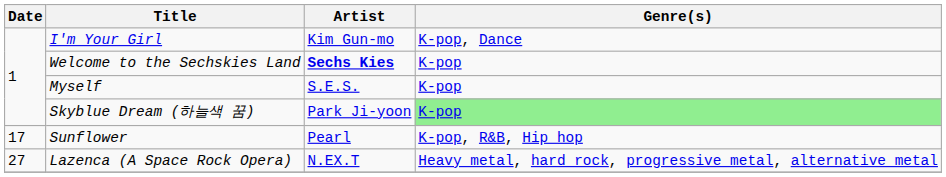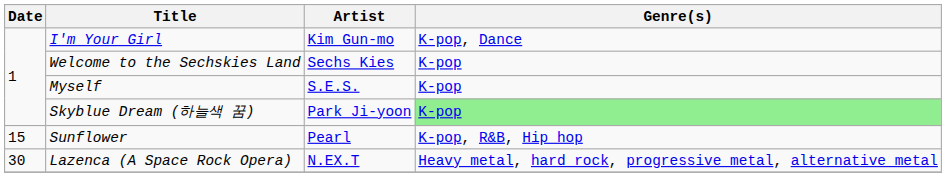(351, 63) bold -> (351, 63) normal
(17, 137) 17 -> (17, 137) 15
(17, 161) 27 -> (17, 161) 30
